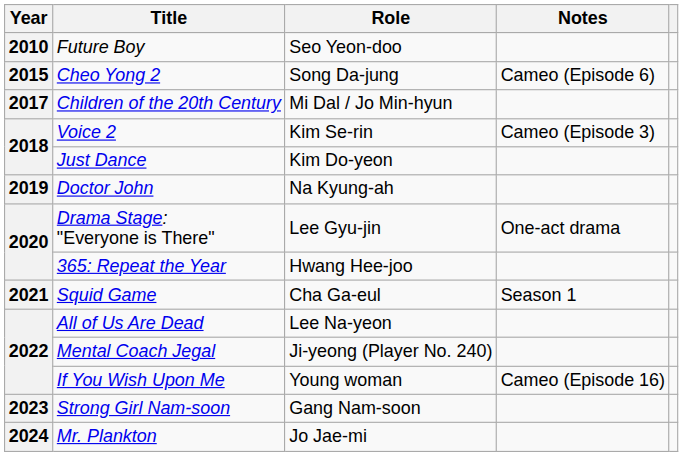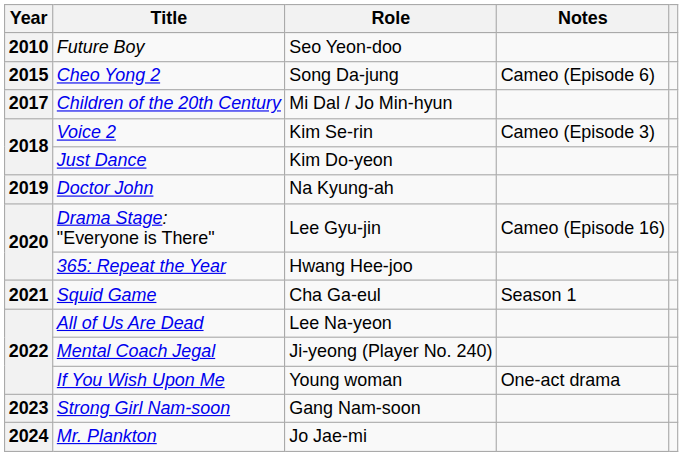(560, 227) One-act drama -> (583, 227) Cameo (Episode 16)
(583, 379) Cameo (Episode 16) -> (560, 379) One-act drama
